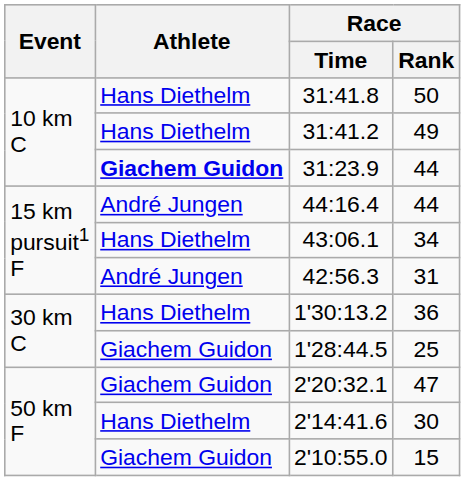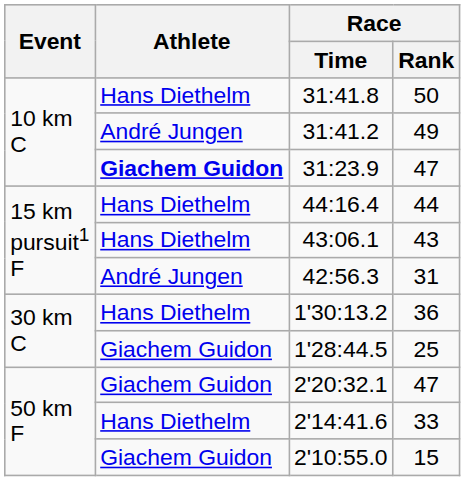(175, 132) Hans Diethelm -> (171, 132) André Jungen
(426, 168) 44 -> (426, 168) 47
(171, 204) André Jungen -> (175, 204) Hans Diethelm
(426, 240) 34 -> (426, 240) 43
(426, 421) 30 -> (426, 421) 33
